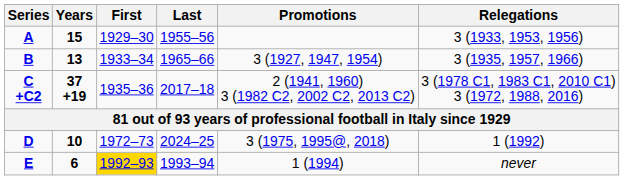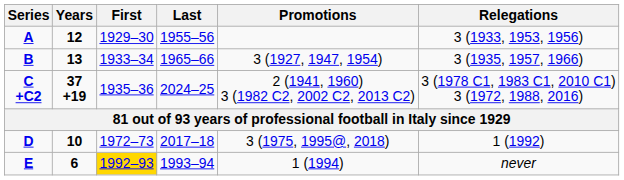(74, 37) 15 -> (74, 37) 12
(187, 89) 2017–18 -> (187, 89) 2024–25
(187, 141) 2024–25 -> (187, 141) 2017–18
